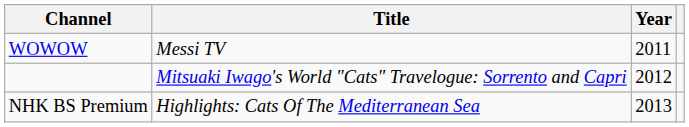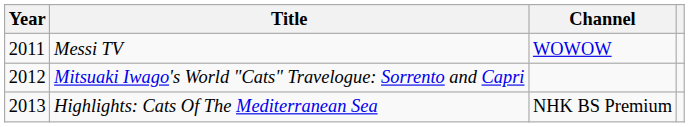columns swapped: (654, 19) <-> (78, 19)
